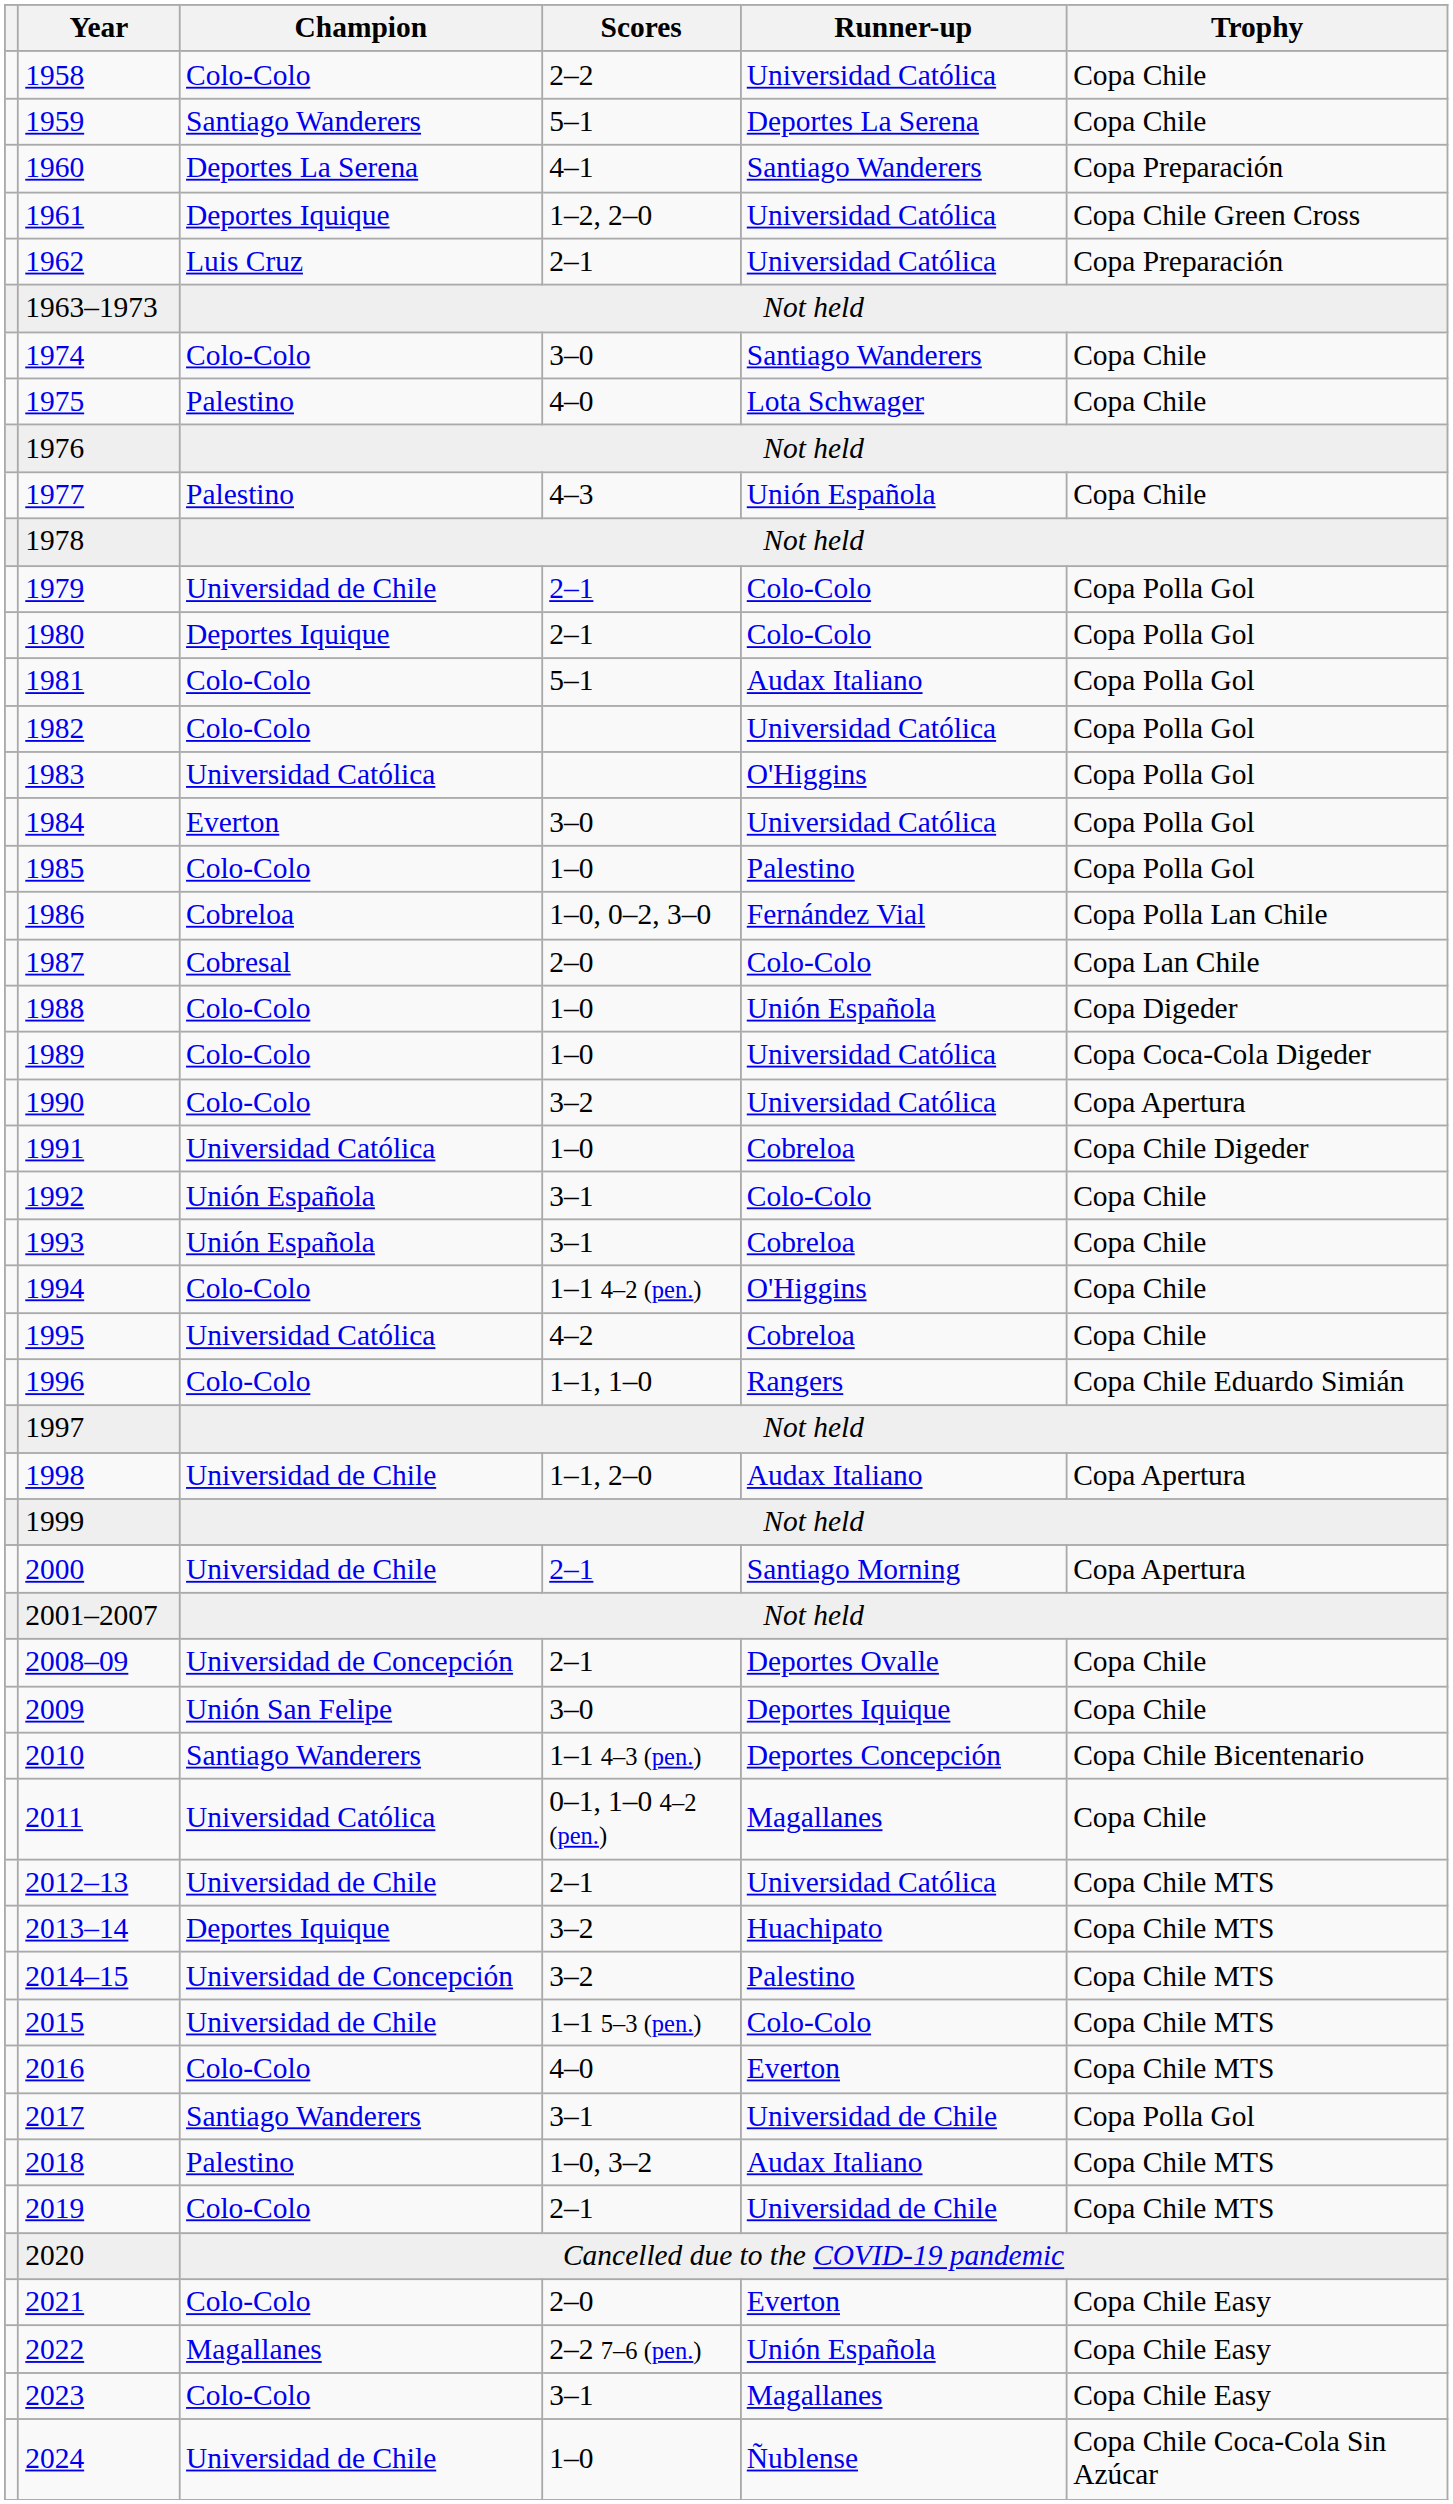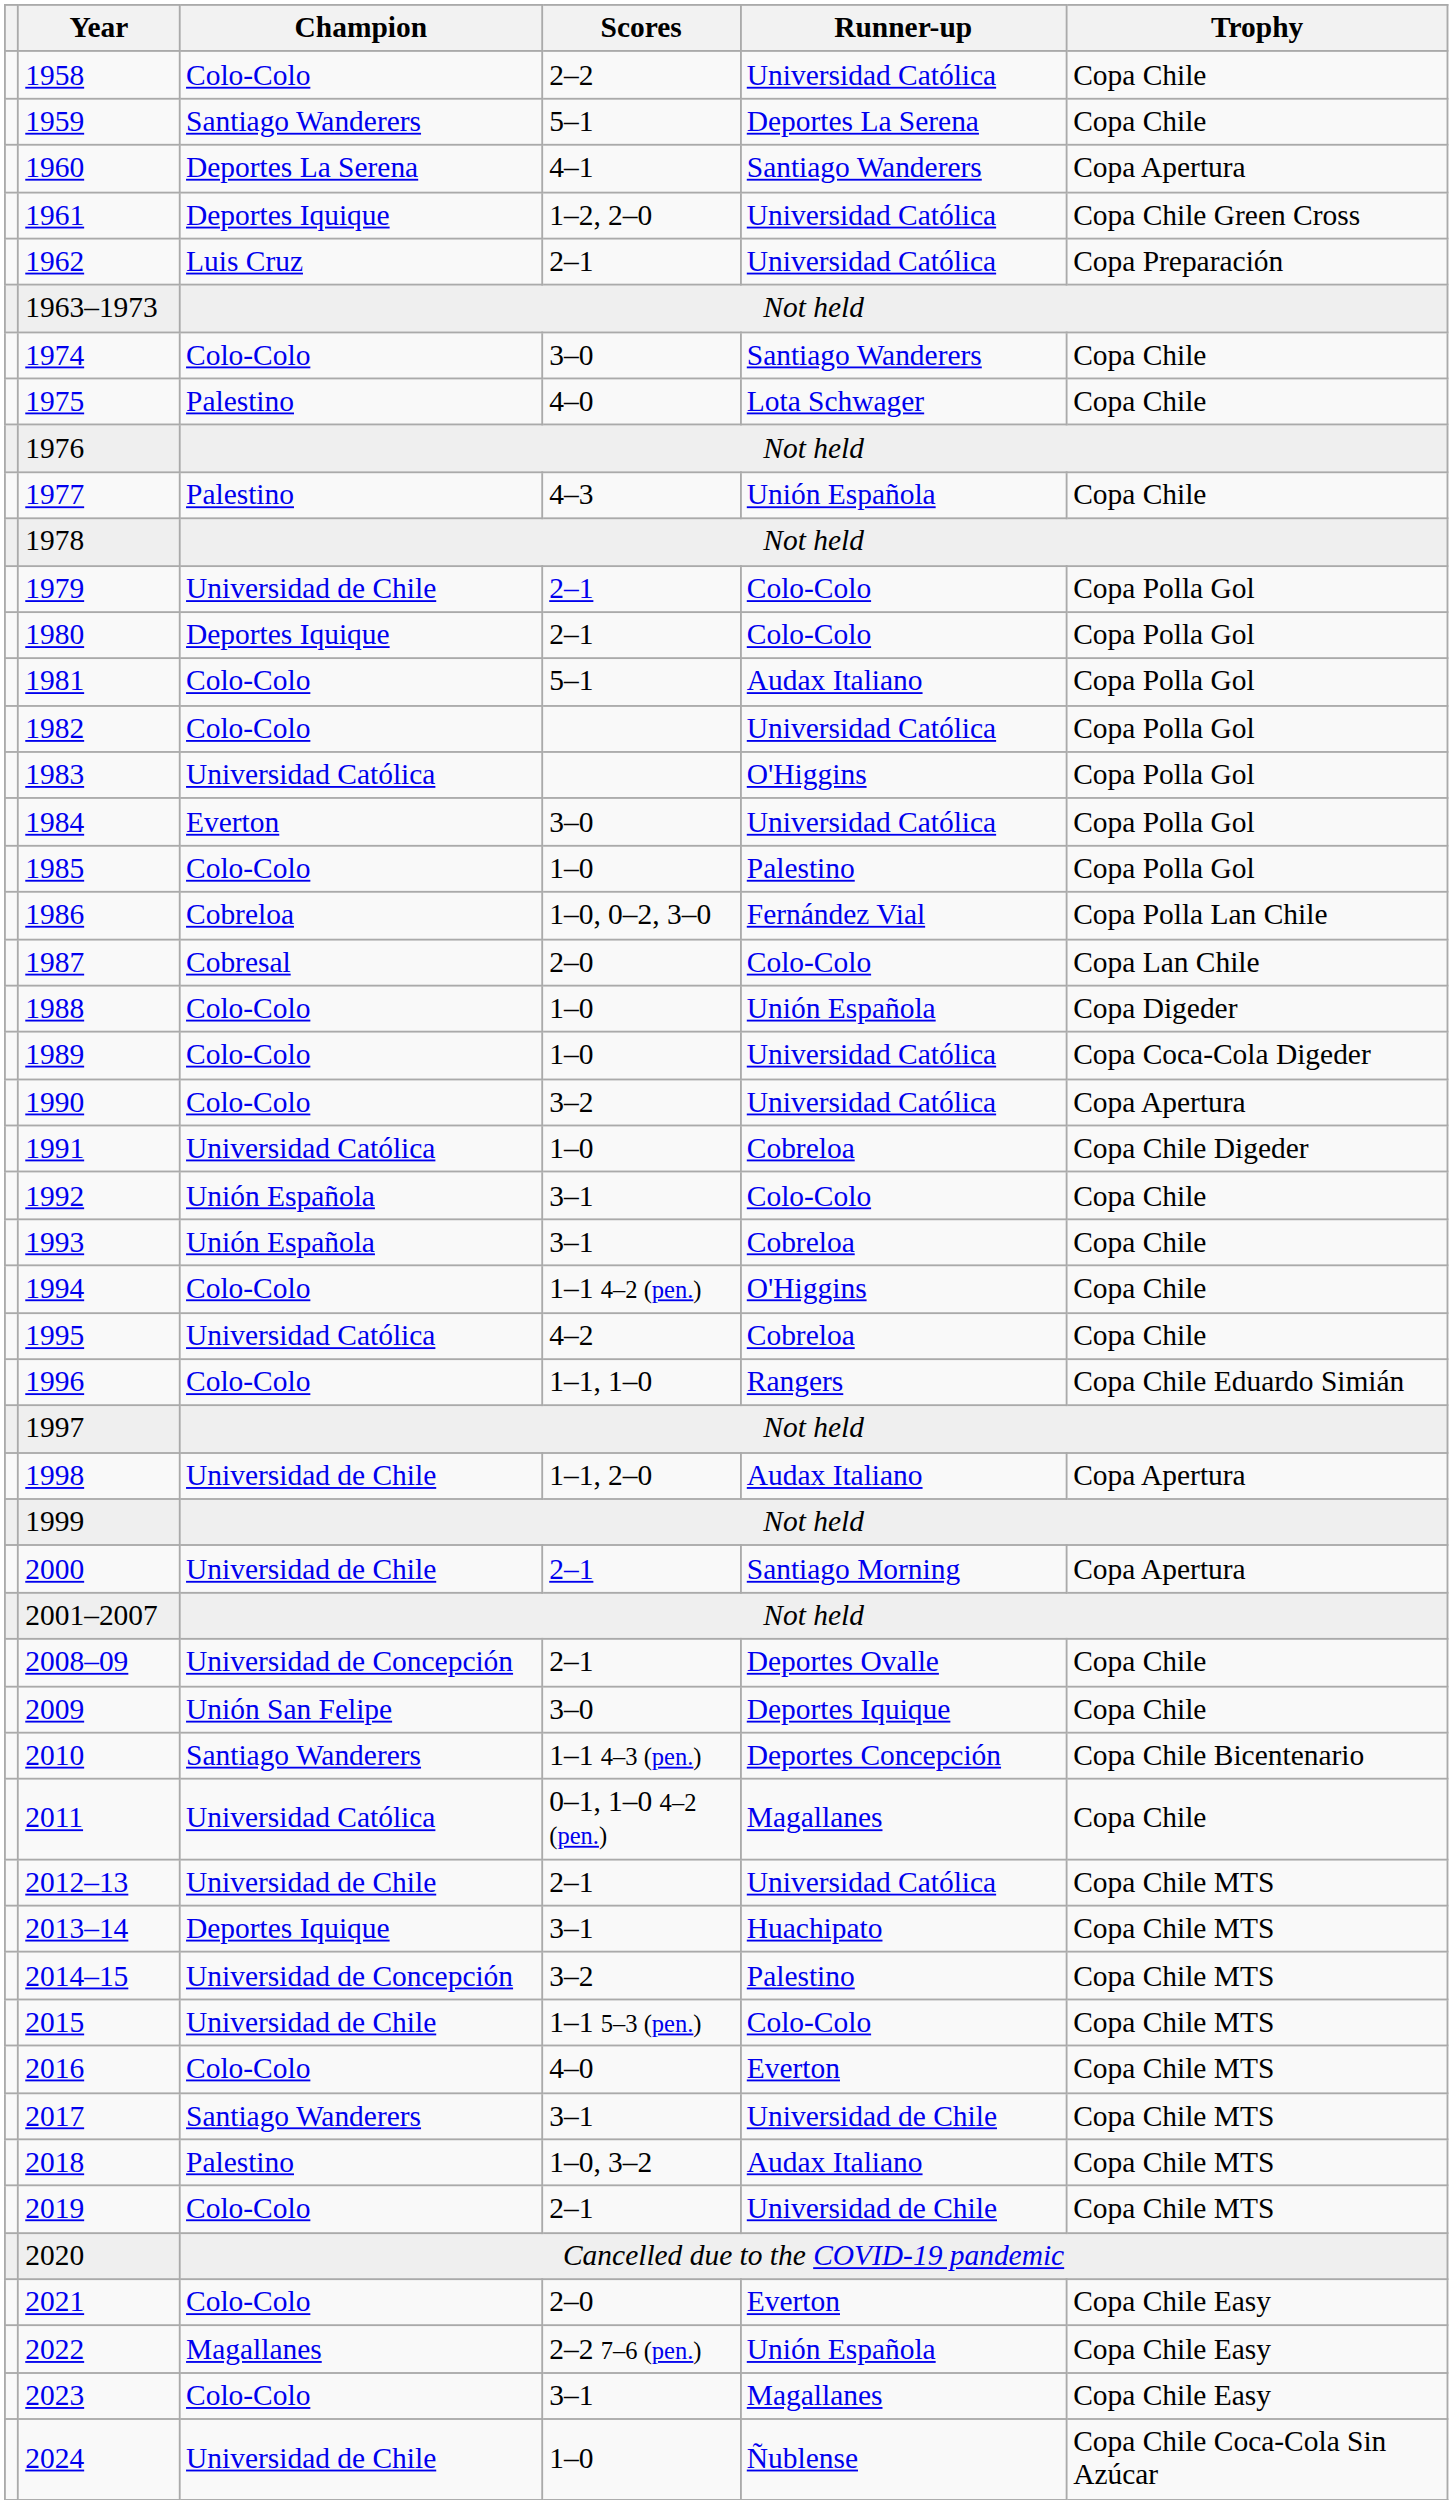(1178, 167) Copa Preparación -> (1159, 167) Copa Apertura
(571, 1928) 3–2 -> (571, 1928) 3–1
(1164, 2115) Copa Polla Gol -> (1174, 2115) Copa Chile MTS
